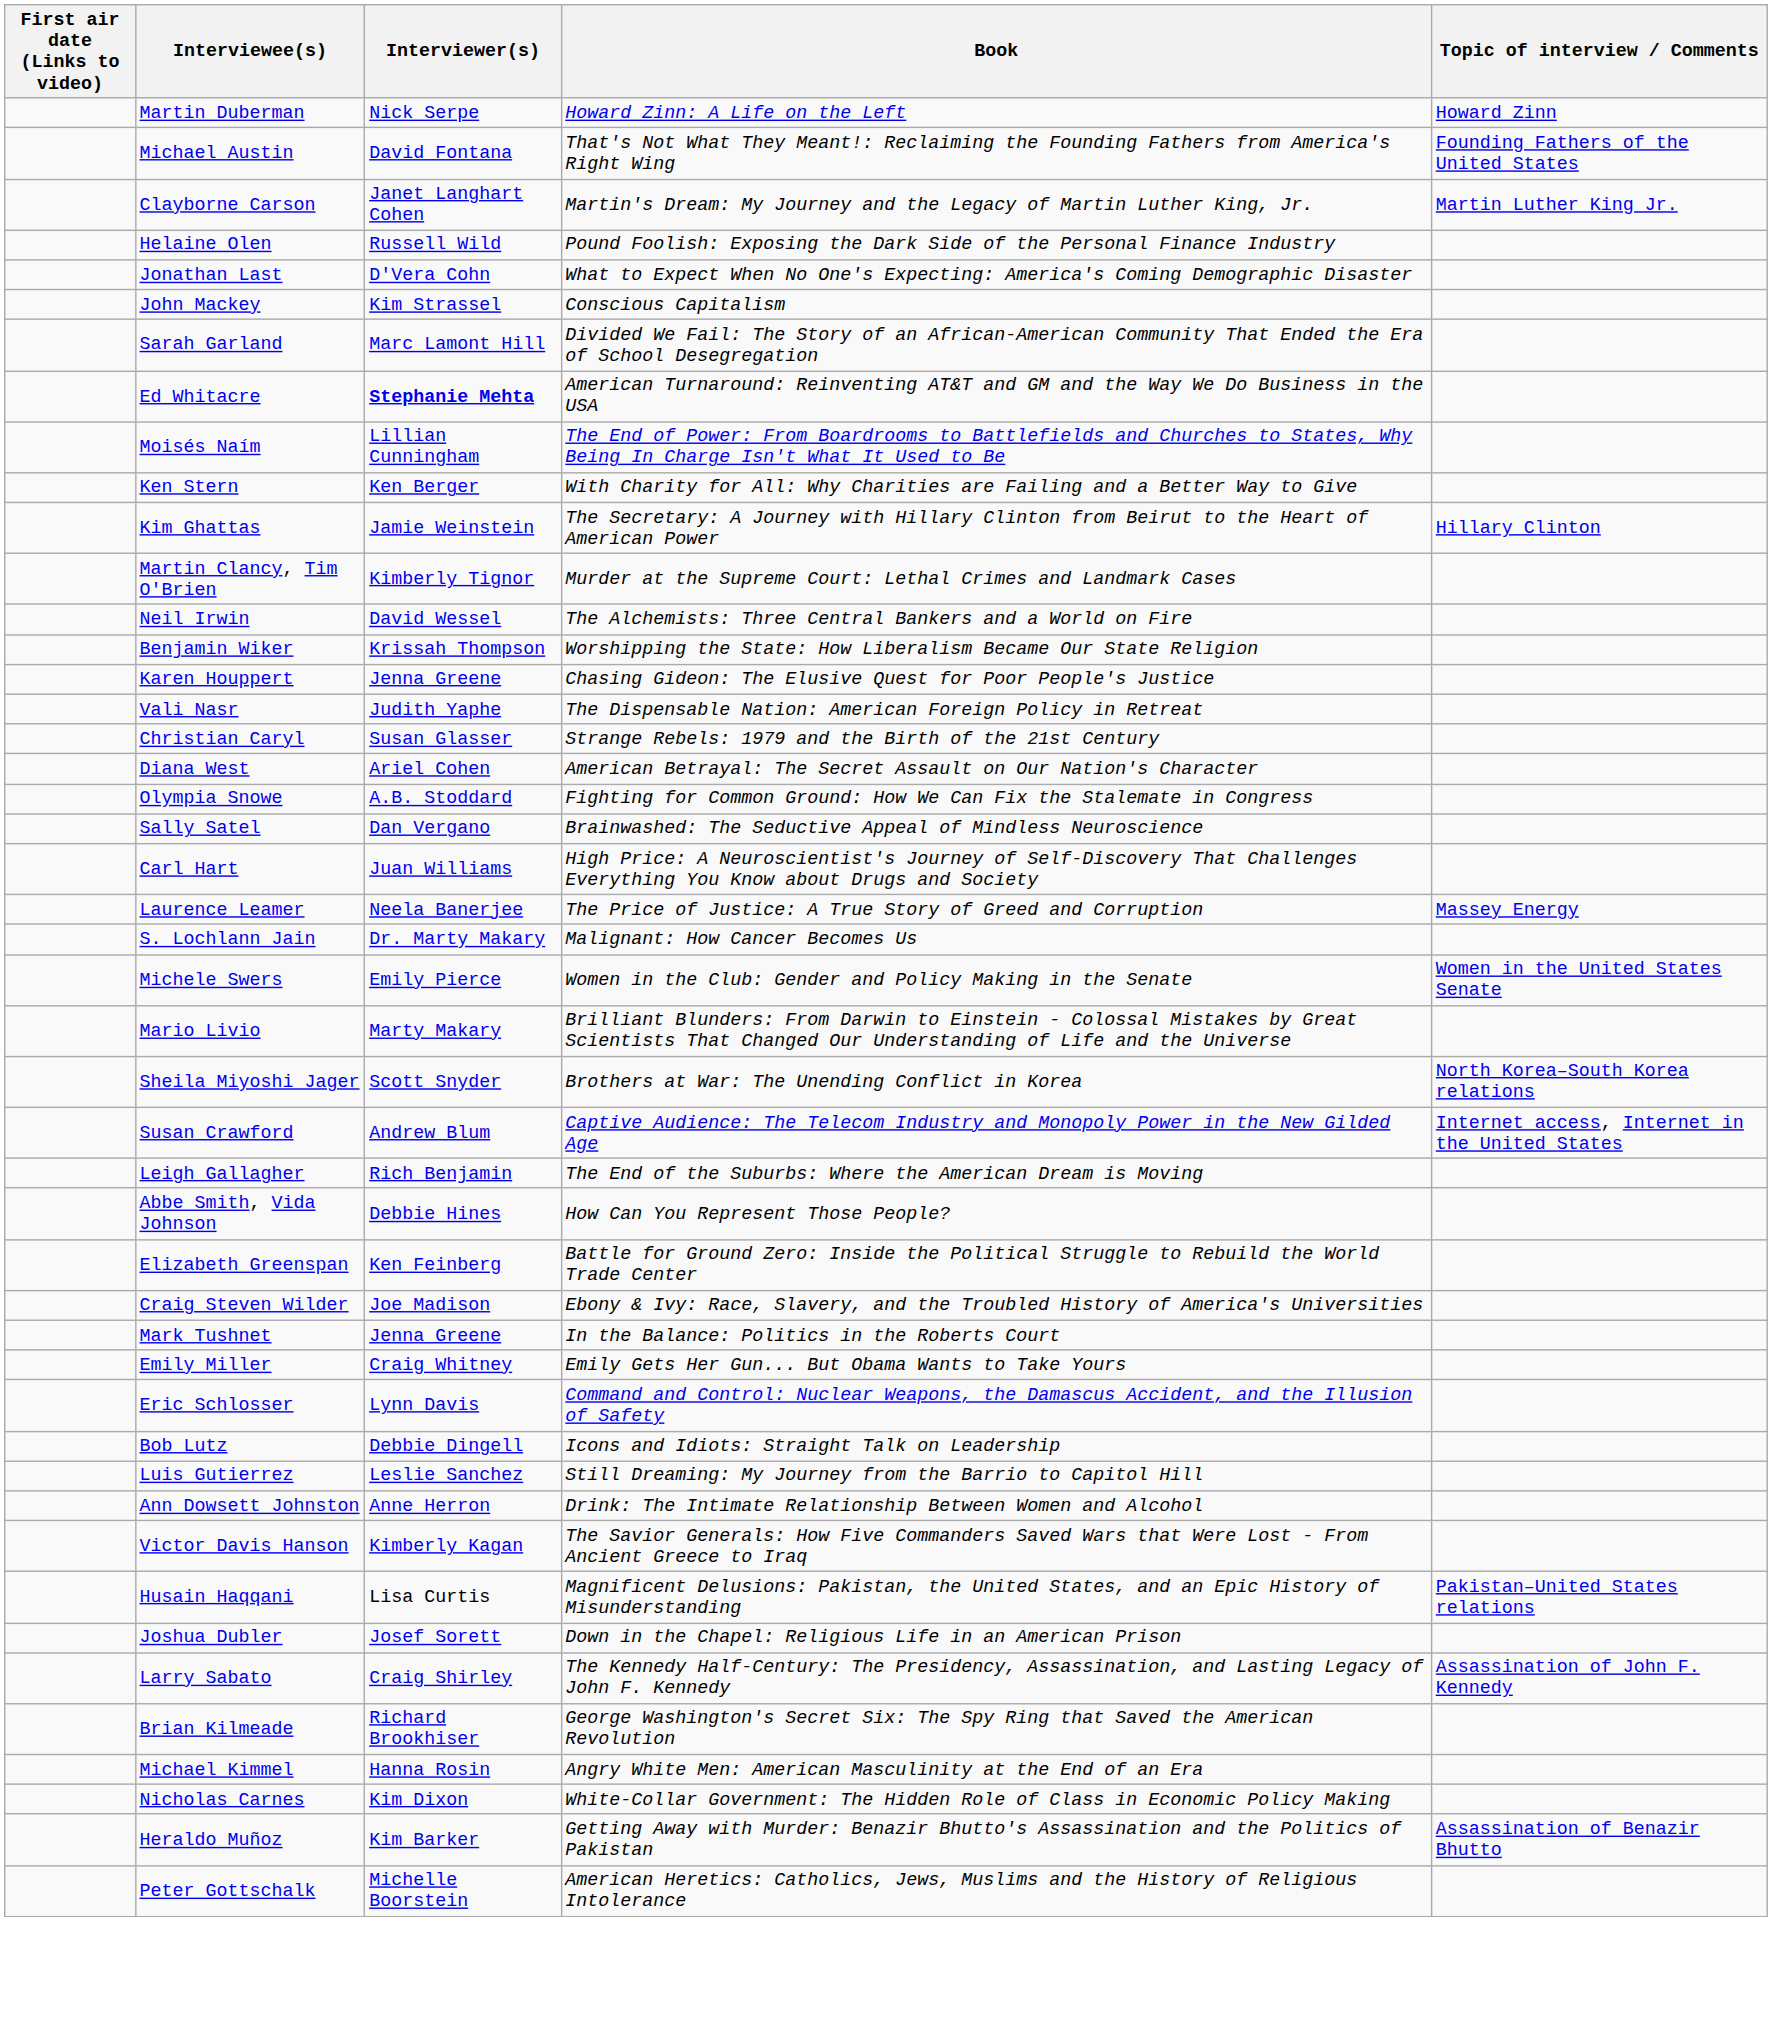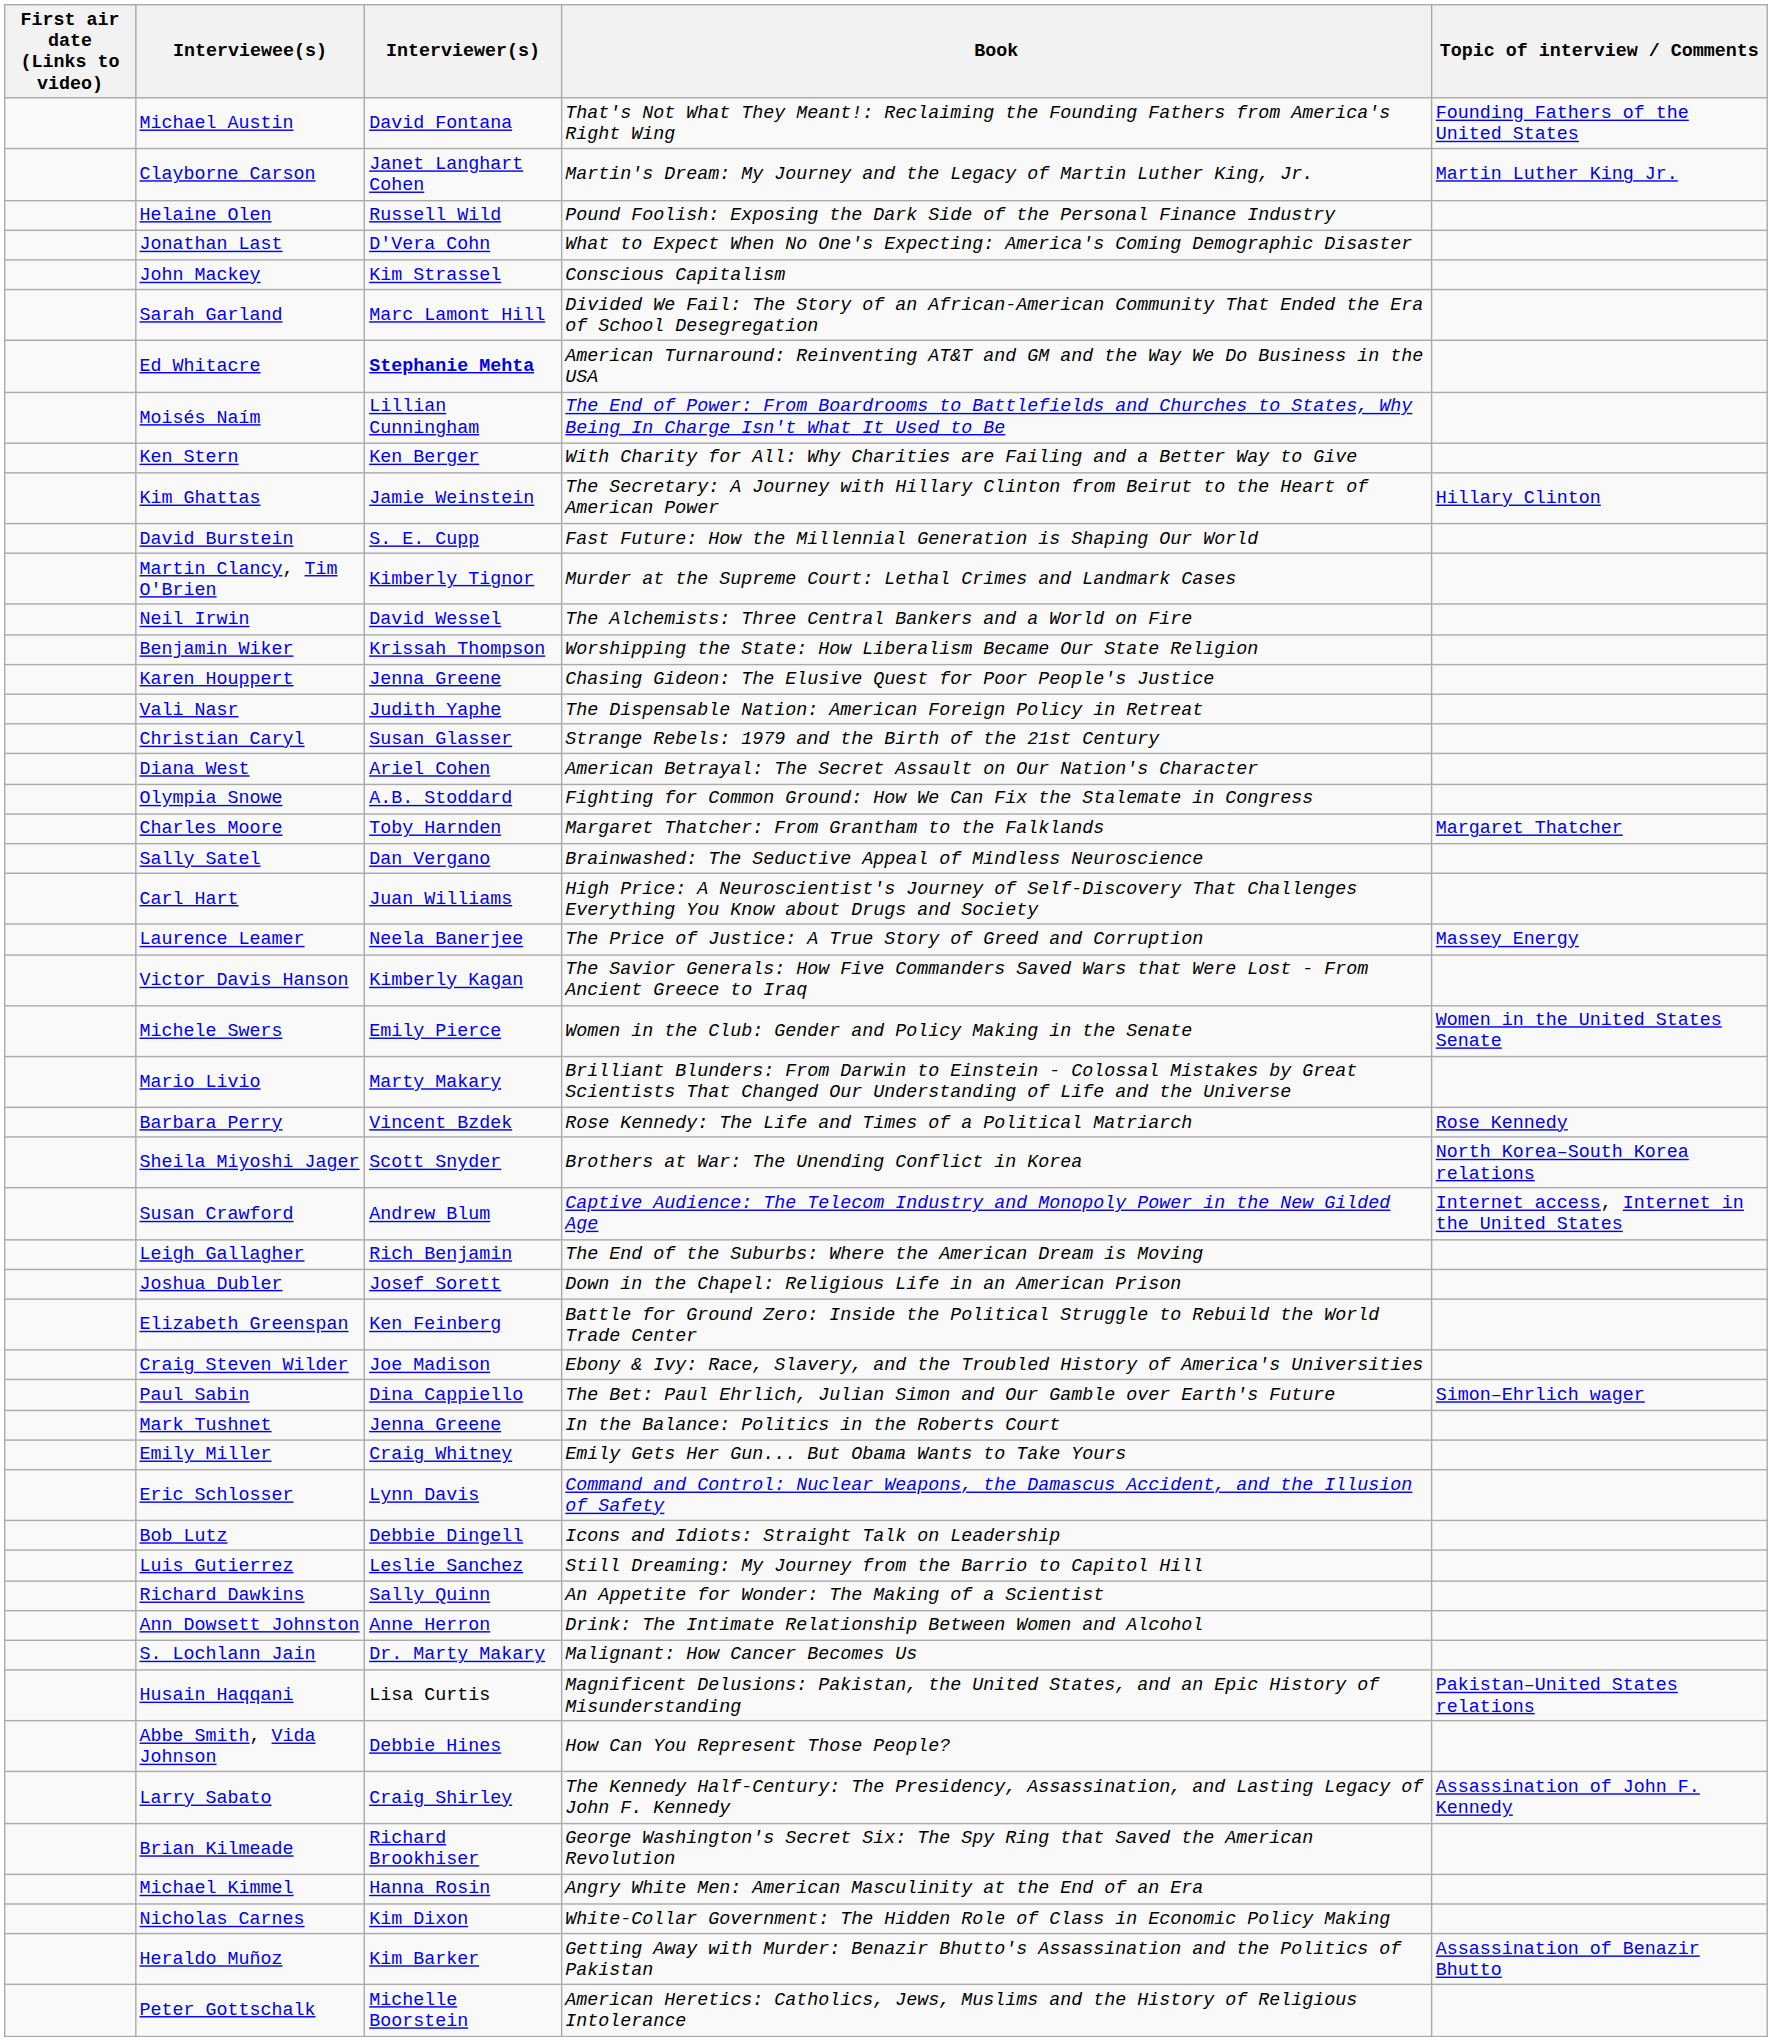- row: (222, 113)
+ row: (217, 539)
+ row: (211, 829)
rows swapped: (244, 1546) <-> (228, 939)
+ row: (211, 1122)
rows swapped: (211, 1638) <-> (228, 1214)
+ row: (195, 1395)
+ row: (222, 1595)
